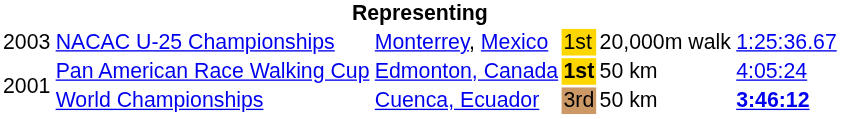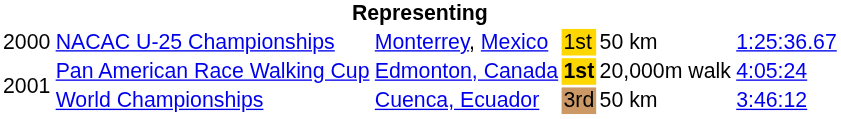(27, 42) 2003 -> (27, 42) 2000
(665, 42) 20,000m walk -> (629, 42) 50 km
(629, 71) 50 km -> (665, 71) 20,000m walk
(773, 100) bold -> (772, 100) normal
